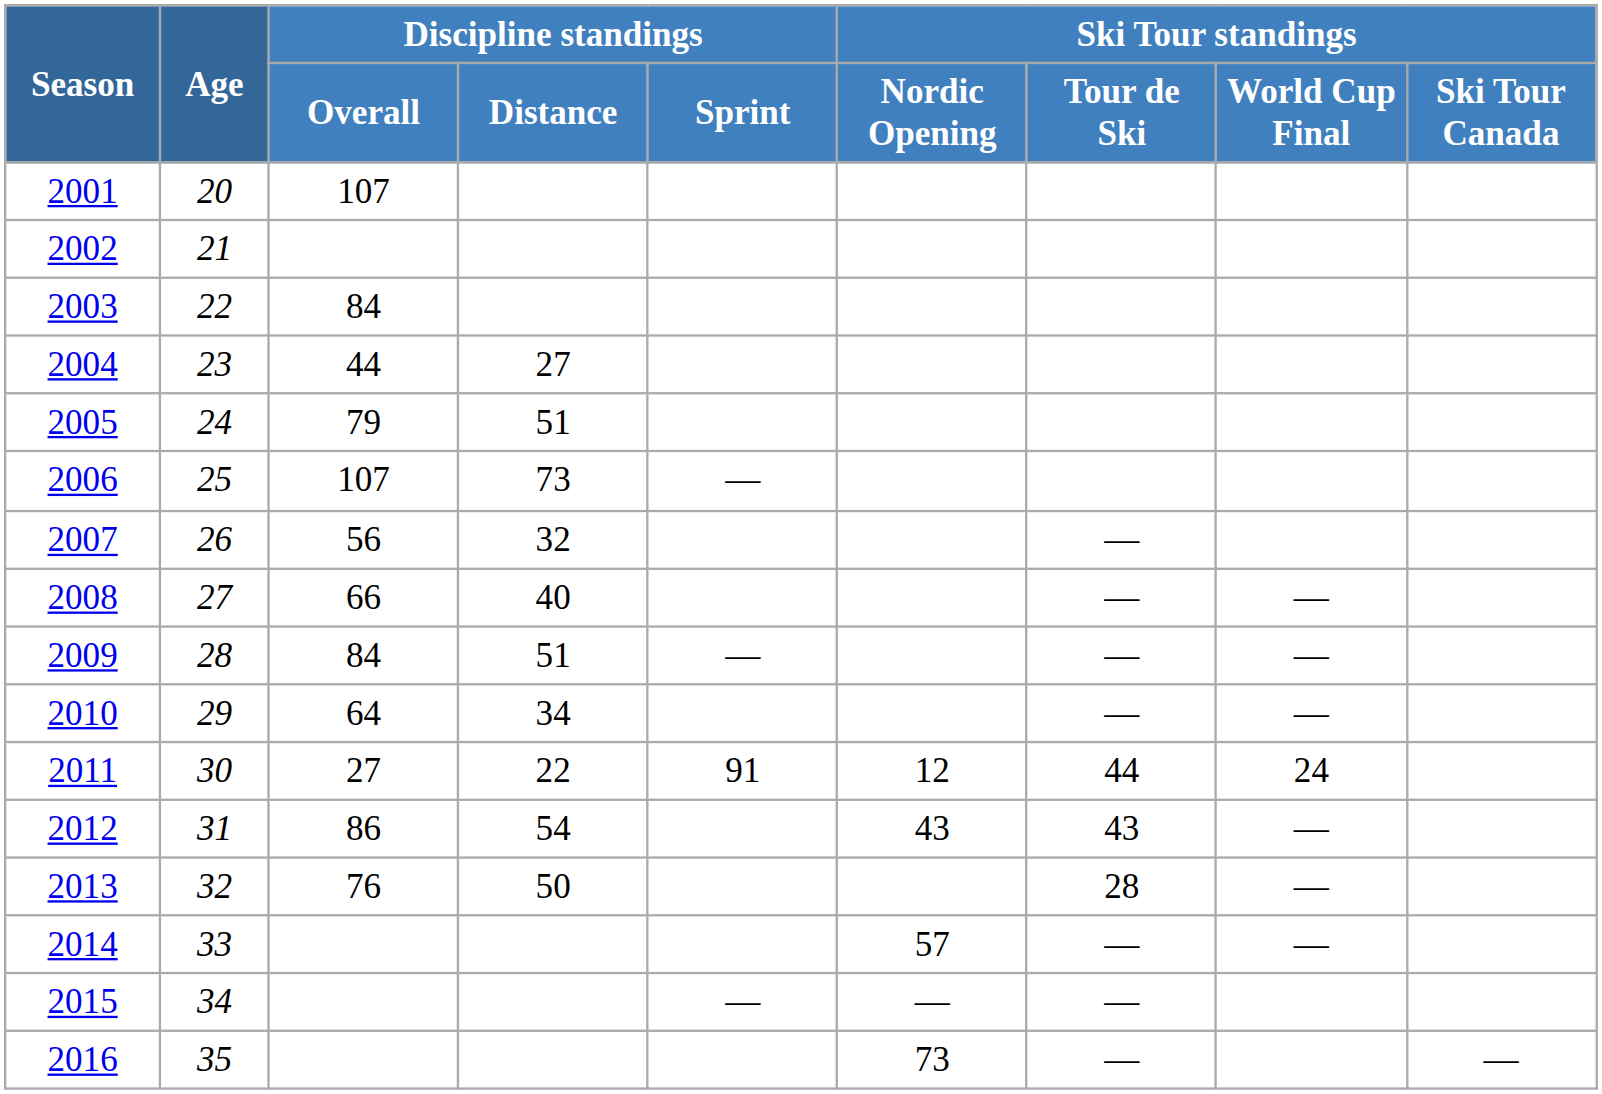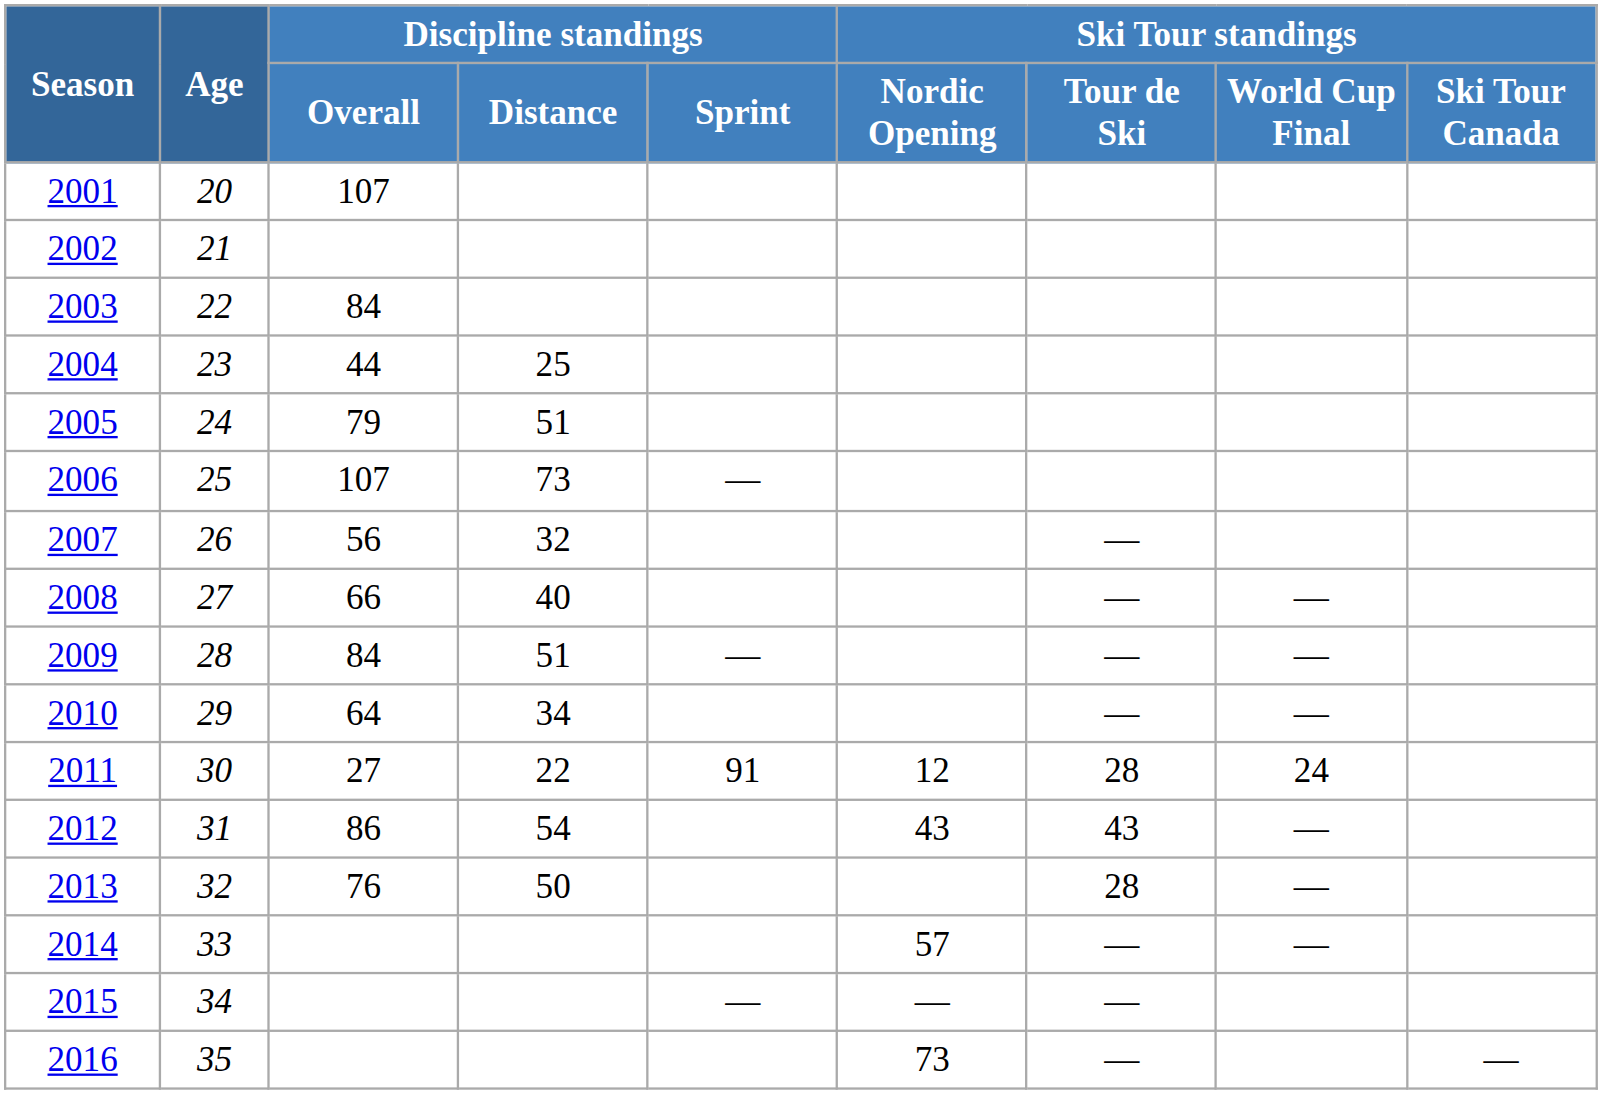(553, 364) 27 -> (553, 364) 25
(1122, 769) 44 -> (1122, 769) 28
